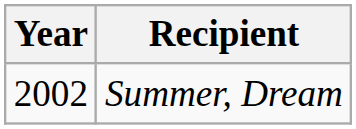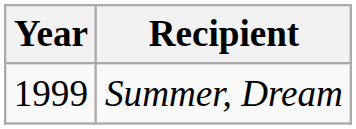(51, 92) 2002 -> (51, 92) 1999
